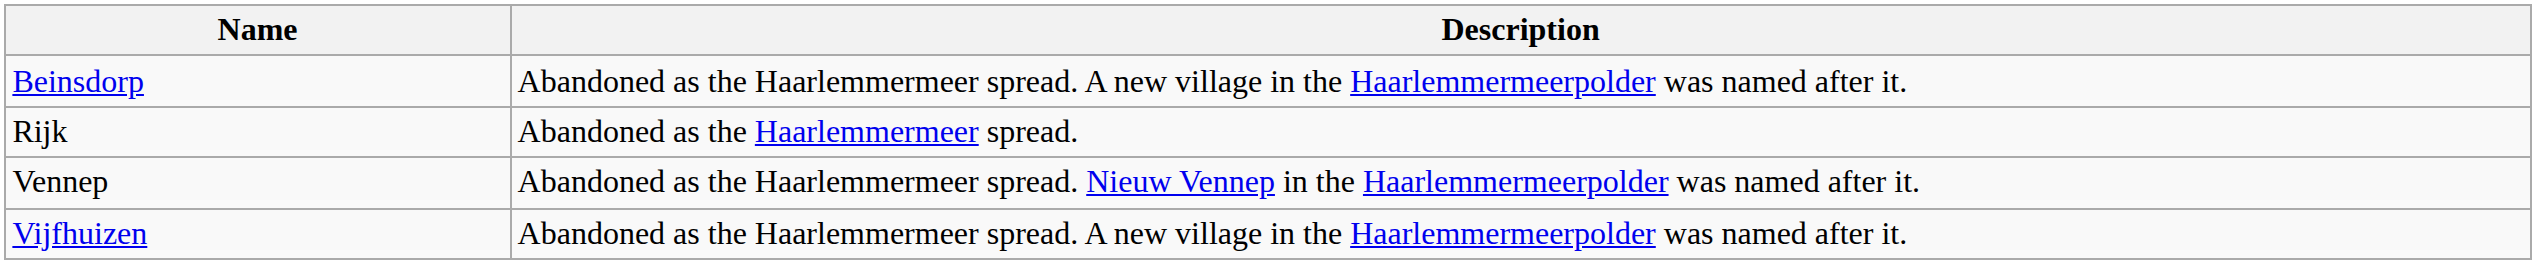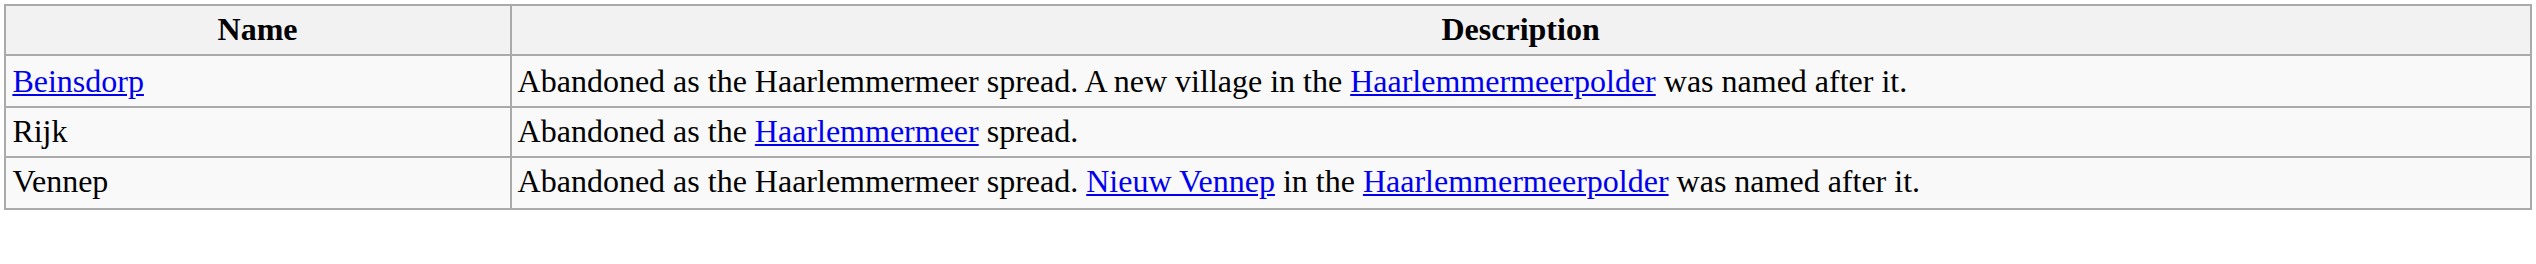- row: (80, 232)
